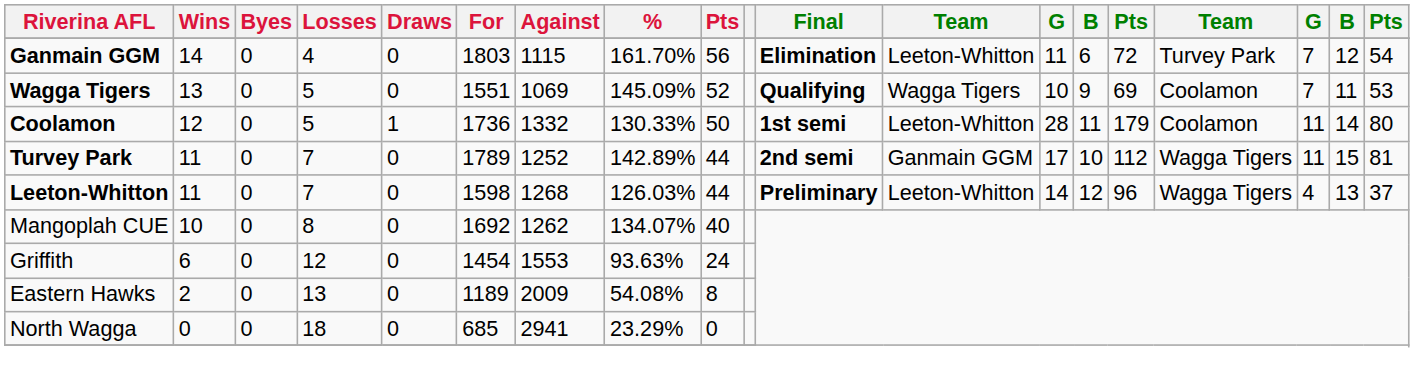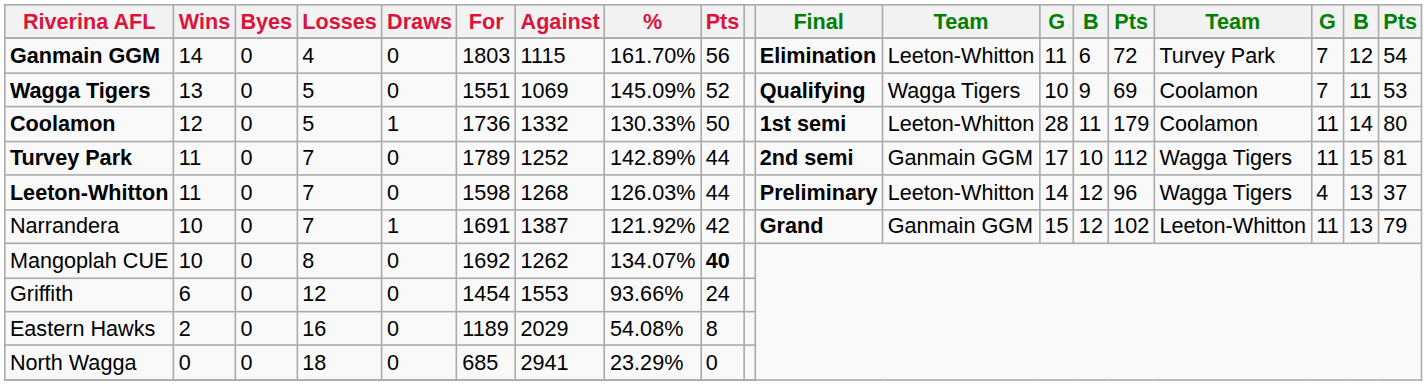+ row: (65, 226)
(718, 226) normal -> (718, 260) bold
(647, 260) 93.63% -> (647, 294) 93.66%
(314, 294) 13 -> (314, 328) 16
(545, 294) 2009 -> (545, 328) 2029
